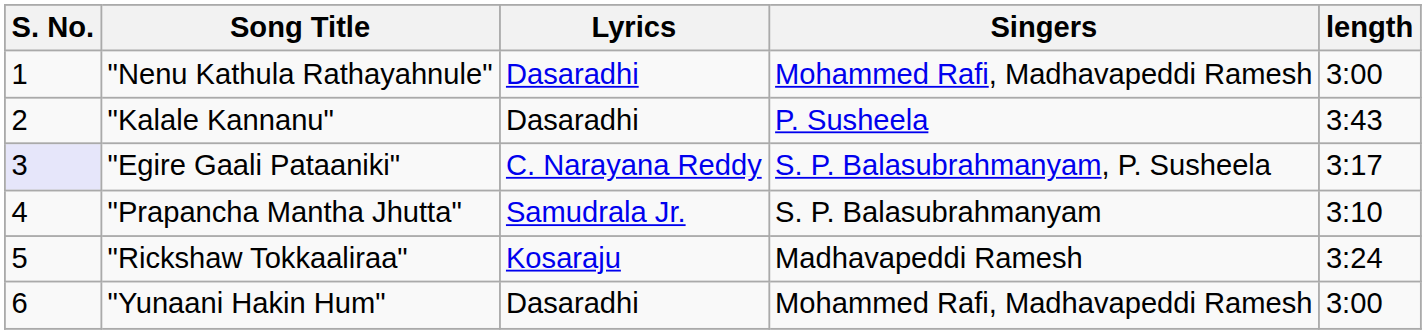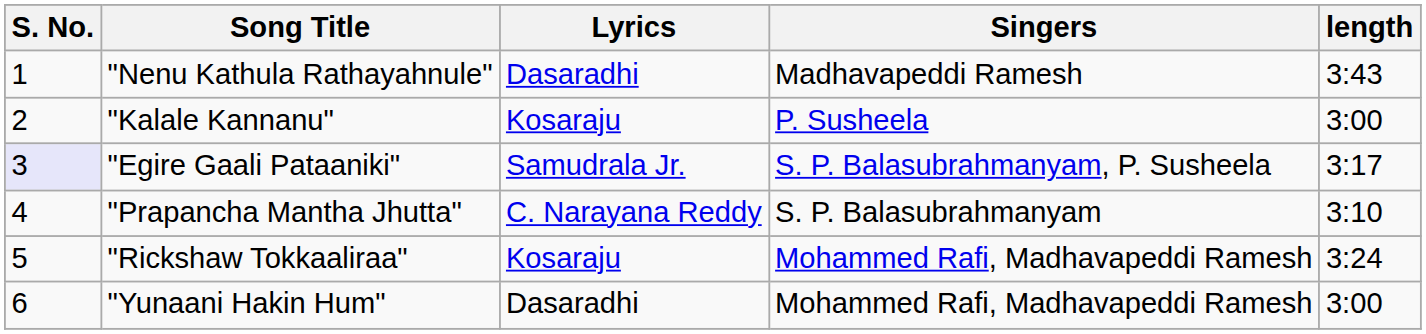(1044, 73) Mohammed Rafi, Madhavapeddi Ramesh -> (929, 73) Madhavapeddi Ramesh
(1354, 73) 3:00 -> (1354, 73) 3:43
(572, 119) Dasaradhi -> (563, 119) Kosaraju
(1354, 119) 3:43 -> (1354, 119) 3:00
(634, 166) C. Narayana Reddy -> (596, 166) Samudrala Jr.
(596, 212) Samudrala Jr. -> (634, 212) C. Narayana Reddy
(929, 258) Madhavapeddi Ramesh -> (1044, 258) Mohammed Rafi, Madhavapeddi Ramesh
